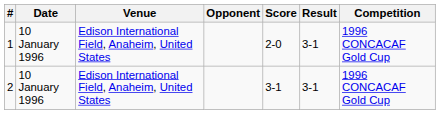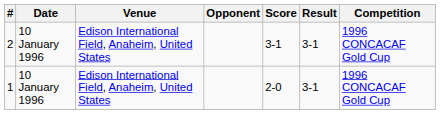rows swapped: (10, 44) <-> (10, 87)
